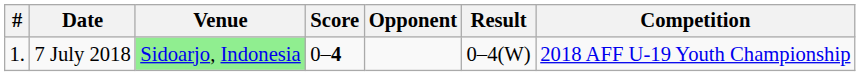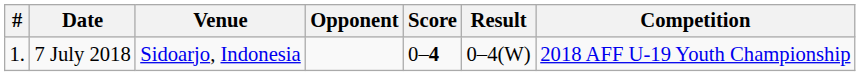columns swapped: (413, 20) <-> (335, 20)
(220, 53) lightgreen background -> (220, 53) no background
